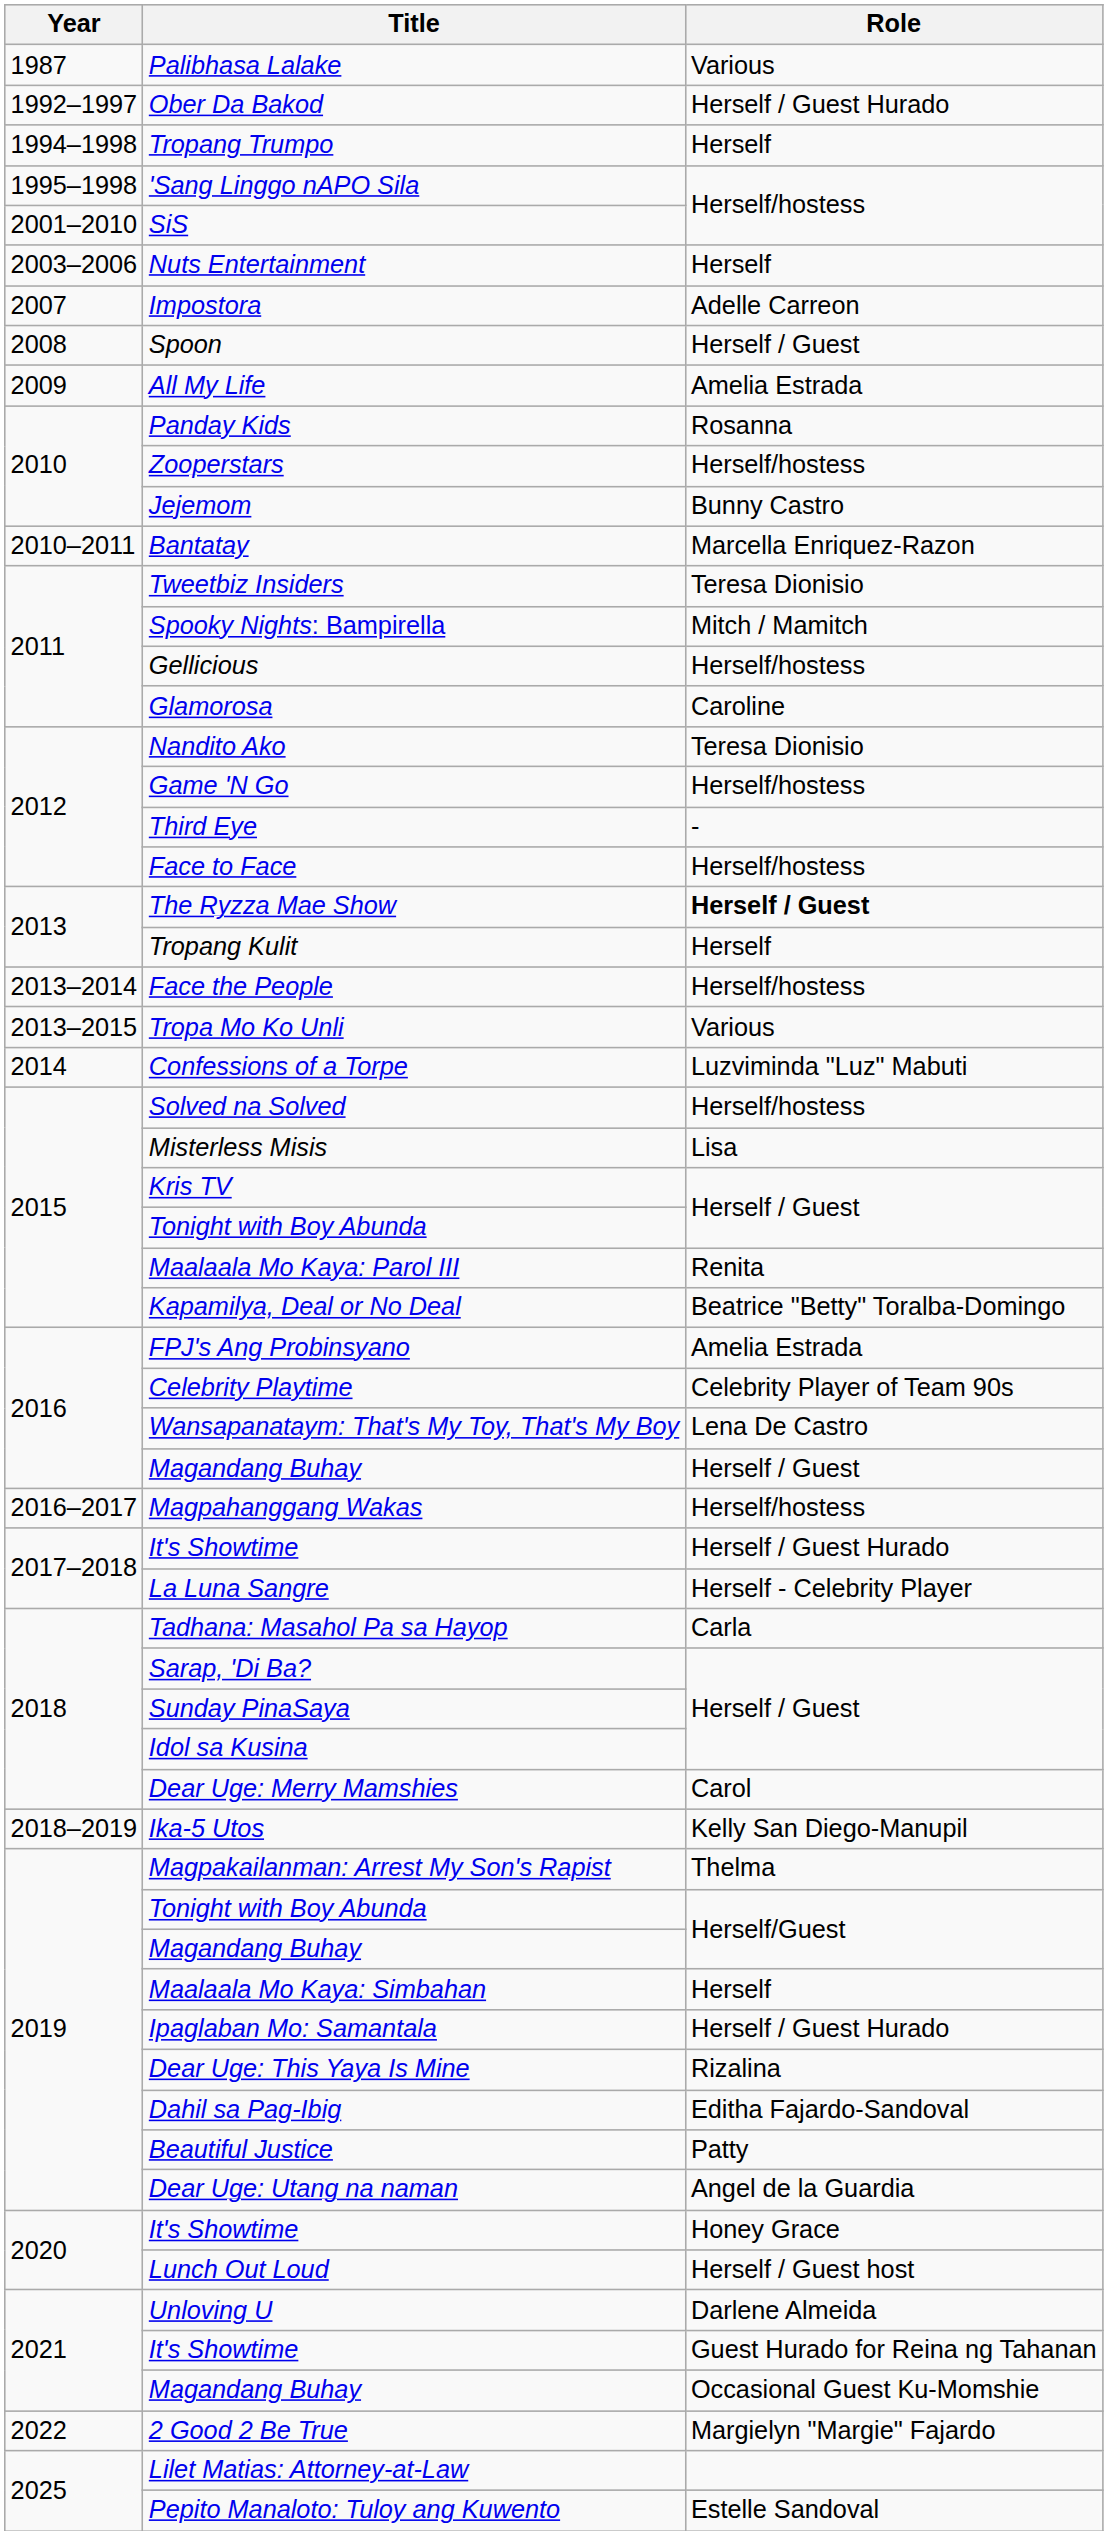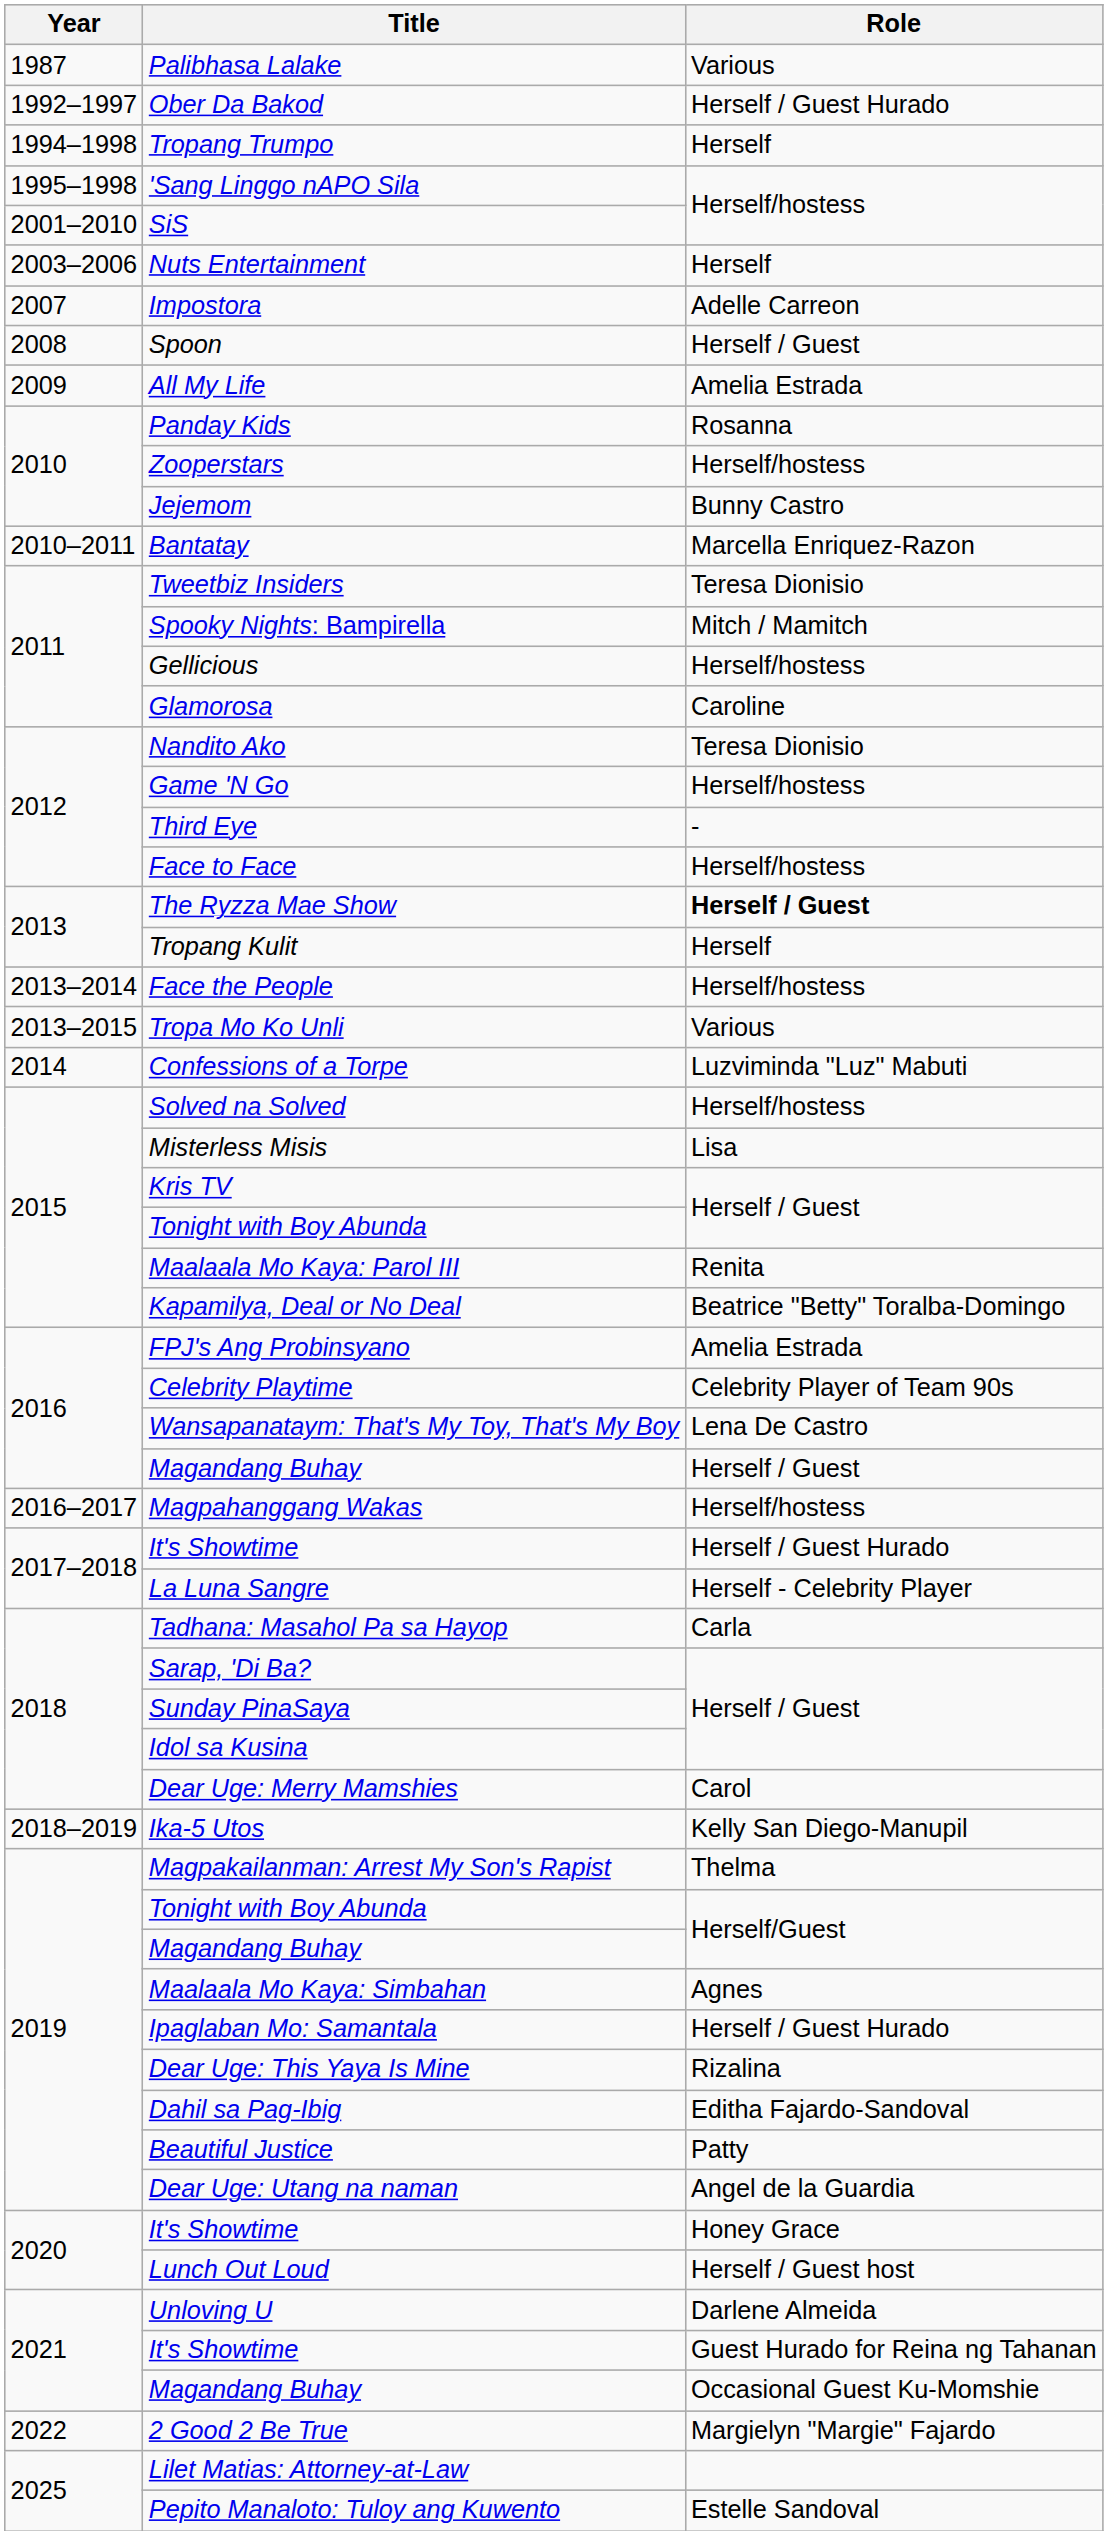(731, 1989) Herself -> (727, 1989) Agnes
